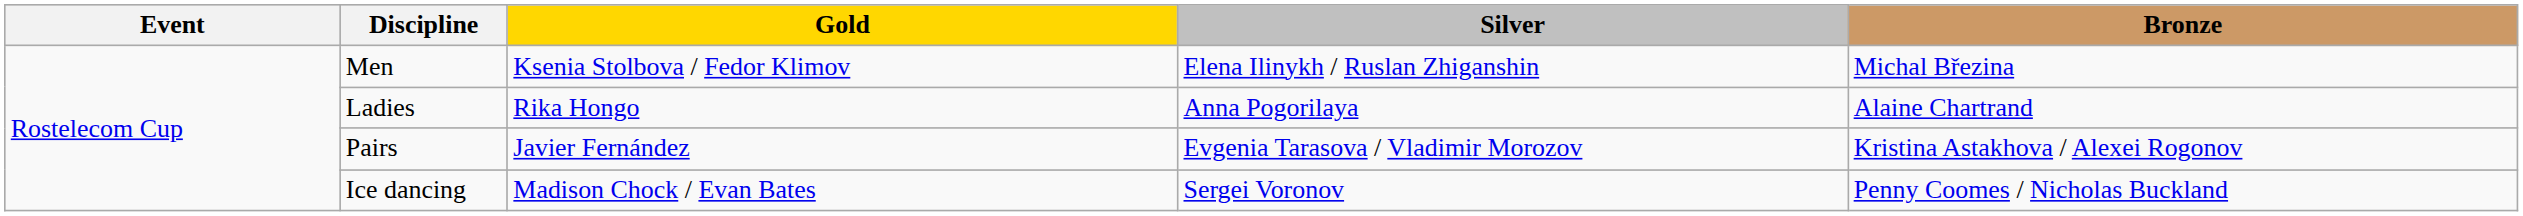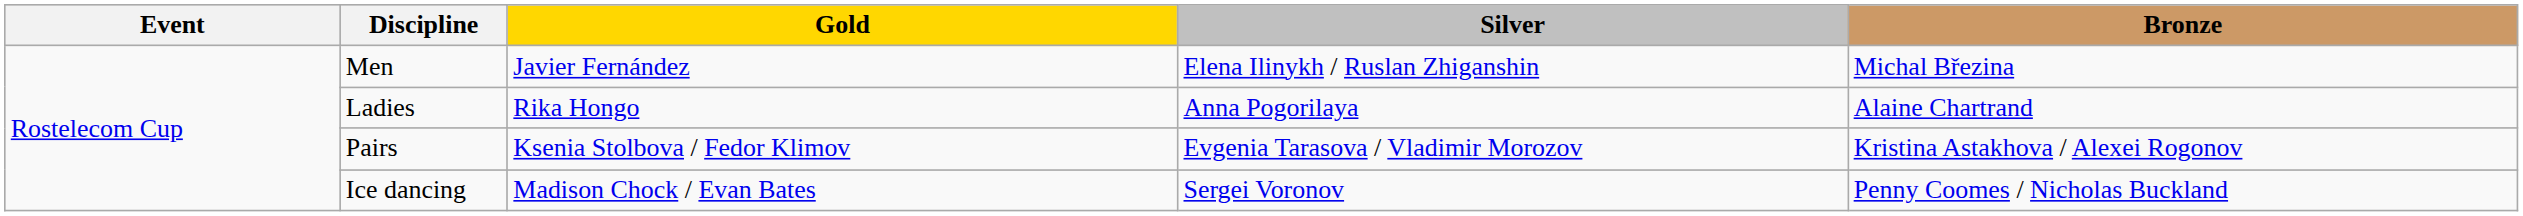(682, 66) Ksenia Stolbova / Fedor Klimov -> (602, 66) Javier Fernández
(602, 148) Javier Fernández -> (682, 148) Ksenia Stolbova / Fedor Klimov
